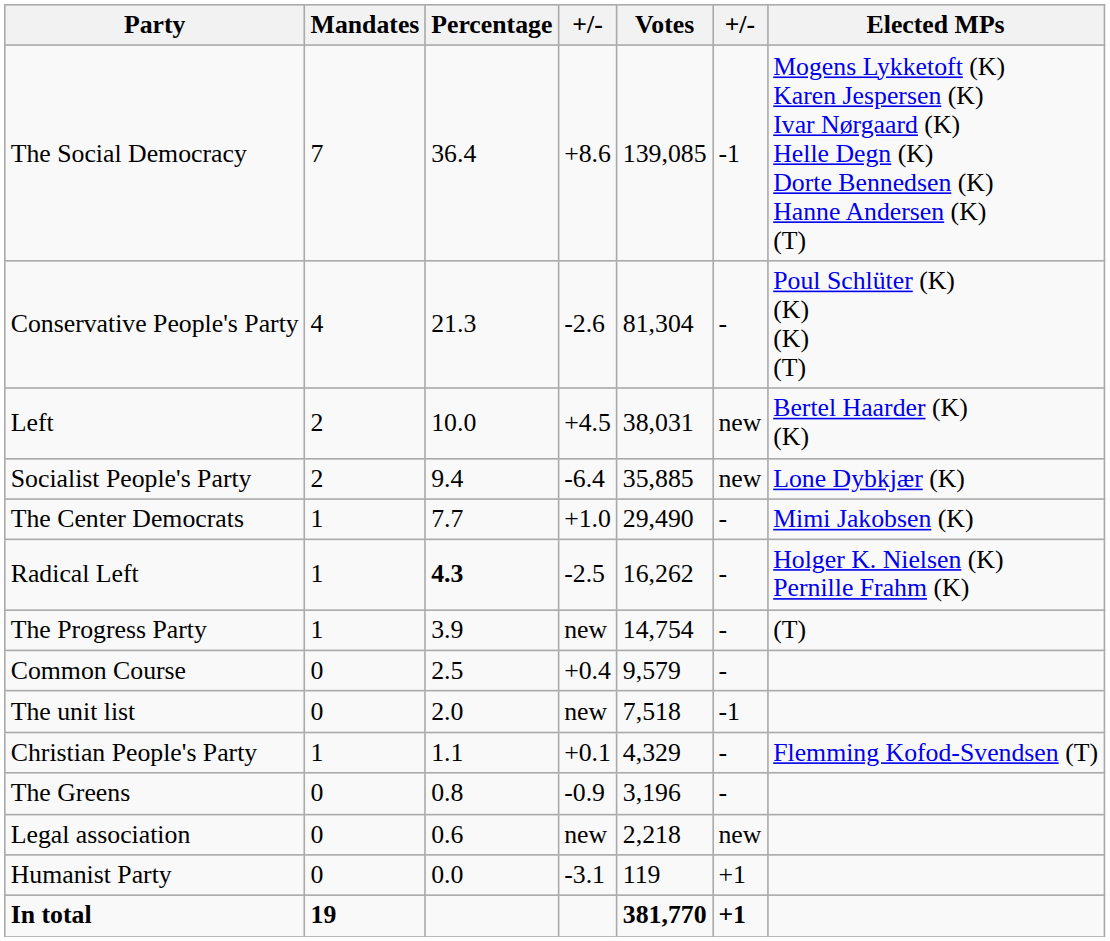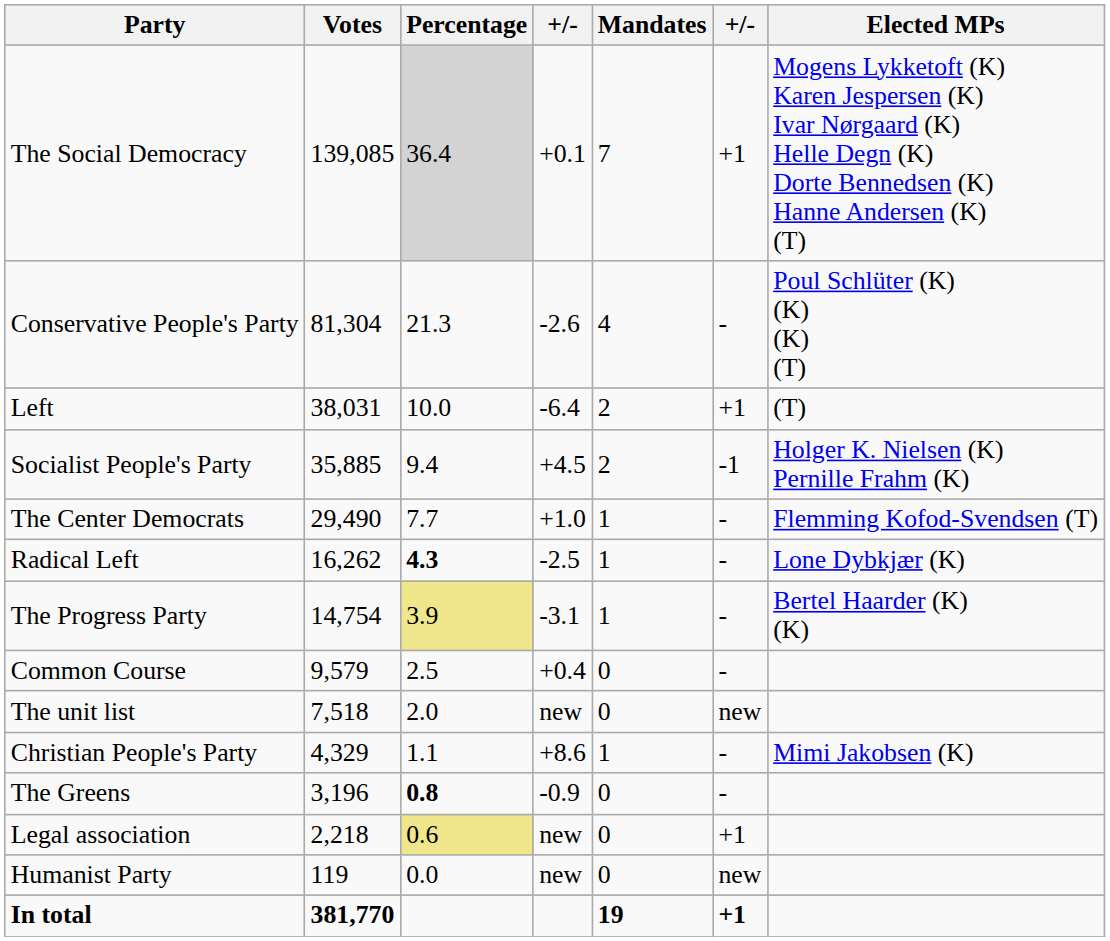columns swapped: (665, 24) <-> (365, 24)
(454, 152) no background -> (429, 152) lightgrey background
(588, 152) +8.6 -> (563, 152) +0.1
(729, 152) -1 -> (732, 152) +1
(588, 422) +4.5 -> (560, 408) -6.4
(740, 422) new -> (732, 408) +1
(870, 422) Bertel Haarder (K) (K) -> (790, 408) (T)
(585, 478) -6.4 -> (563, 463) +4.5
(740, 478) new -> (729, 463) -1
(869, 478) Lone Dybkjær (K) -> (888, 463) Holger K. Nielsen (K) Pernille Frahm (K)
(873, 518) Mimi Jakobsen (K) -> (936, 518) Flemming Kofod-Svendsen (T)
(888, 574) Holger K. Nielsen (K) Pernille Frahm (K) -> (869, 559) Lone Dybkjær (K)
(447, 629) no background -> (422, 615) khaki background
(586, 629) new -> (560, 615) -3.1
(790, 629) (T) -> (870, 615) Bertel Haarder (K) (K)
(729, 711) -1 -> (740, 711) new
(588, 752) +0.1 -> (563, 752) +8.6
(936, 752) Flemming Kofod-Svendsen (T) -> (873, 752) Mimi Jakobsen (K)
(447, 793) normal -> (422, 793) bold
(447, 833) no background -> (422, 833) khaki background
(740, 833) new -> (732, 833) +1
(585, 874) -3.1 -> (561, 874) new
(732, 874) +1 -> (740, 874) new
